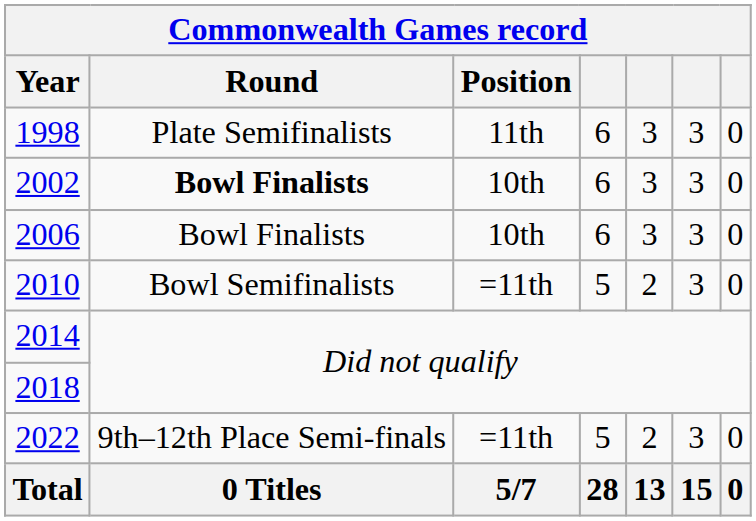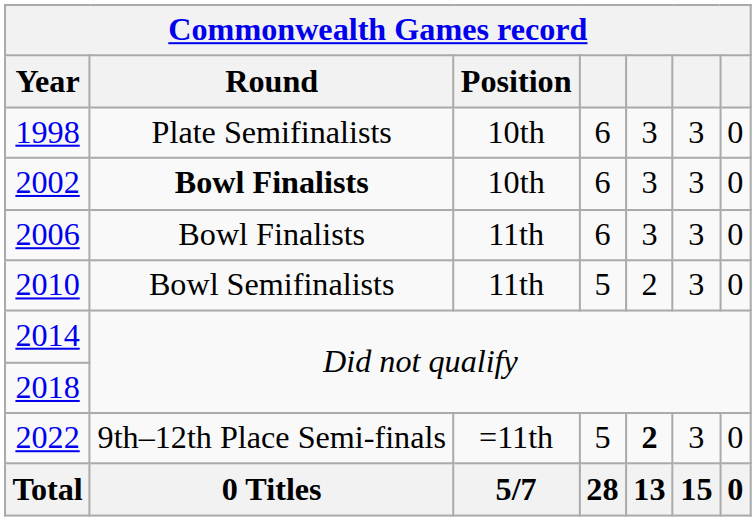(516, 132) 11th -> (516, 132) 10th
(516, 234) 10th -> (516, 234) 11th
(516, 285) =11th -> (516, 285) 11th
(649, 438) normal -> (649, 438) bold
